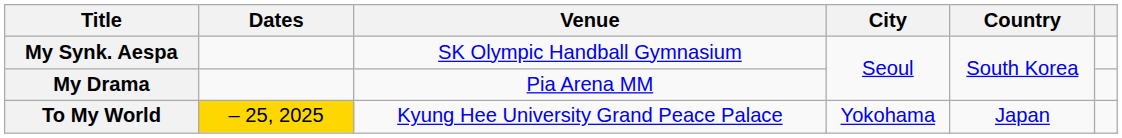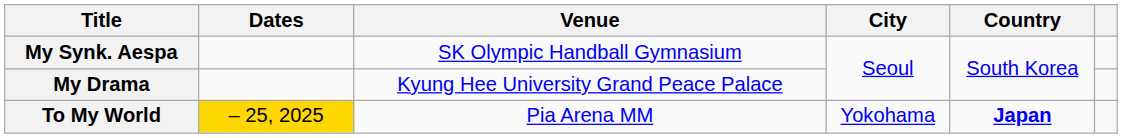(590, 84) Pia Arena MM -> (590, 84) Kyung Hee University Grand Peace Palace
(590, 116) Kyung Hee University Grand Peace Palace -> (590, 116) Pia Arena MM
(1022, 116) normal -> (1022, 116) bold
